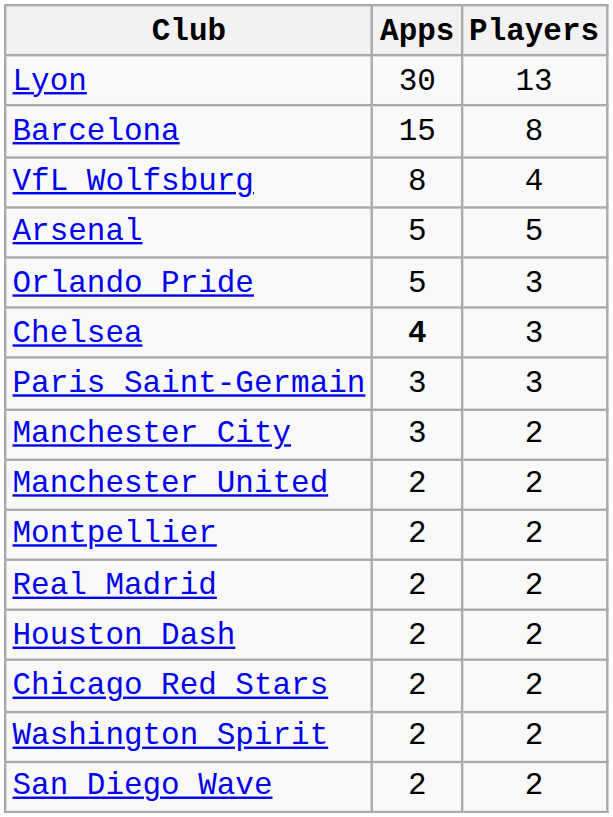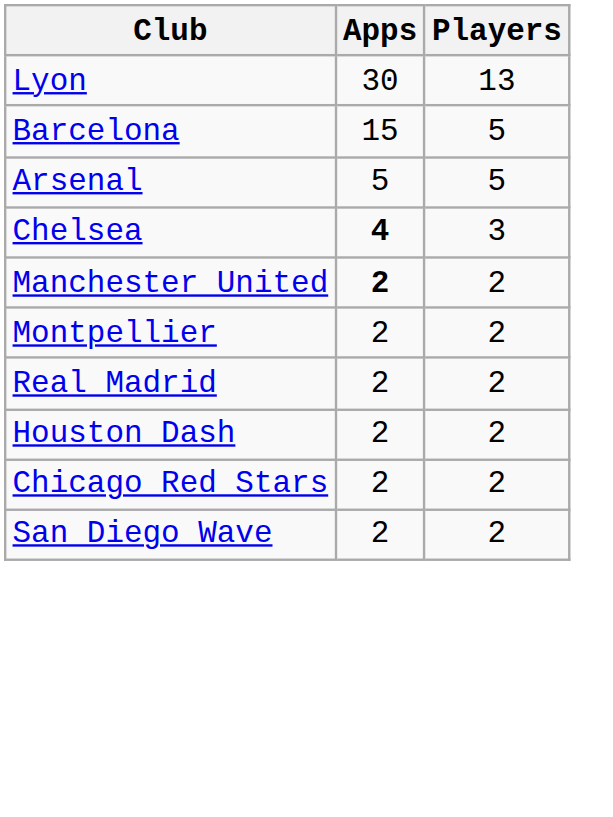(534, 131) 8 -> (497, 131) 5
- row: (133, 182)
- row: (133, 283)
- row: (189, 383)
- row: (152, 434)
(417, 484) normal -> (380, 283) bold
- row: (170, 736)
